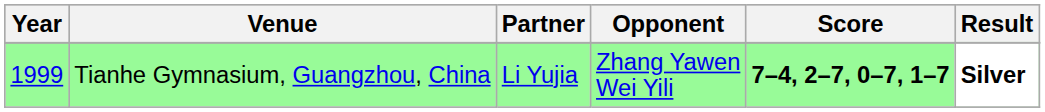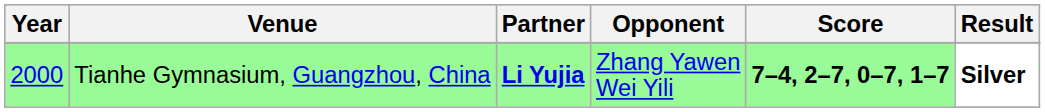(37, 75) 1999 -> (37, 75) 2000
(540, 75) normal -> (543, 75) bold
